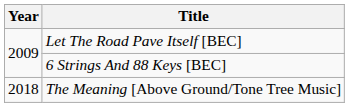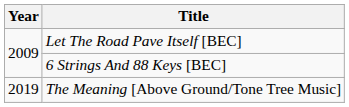(23, 89) 2018 -> (23, 89) 2019
